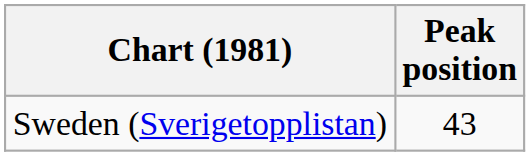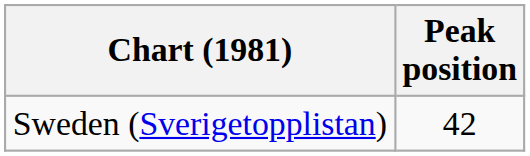(460, 122) 43 -> (460, 122) 42
